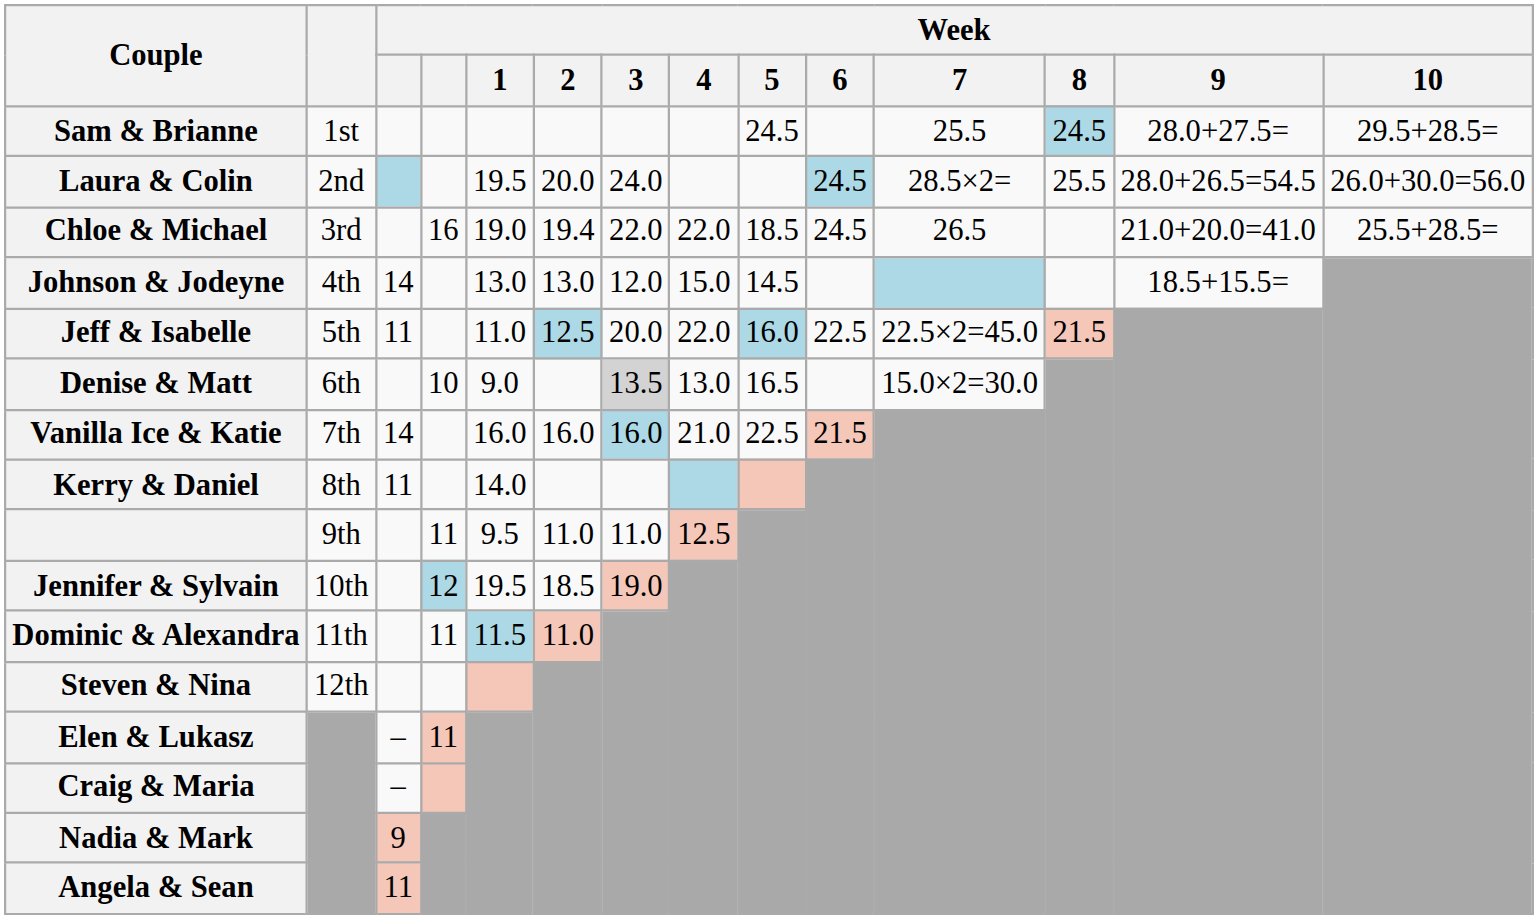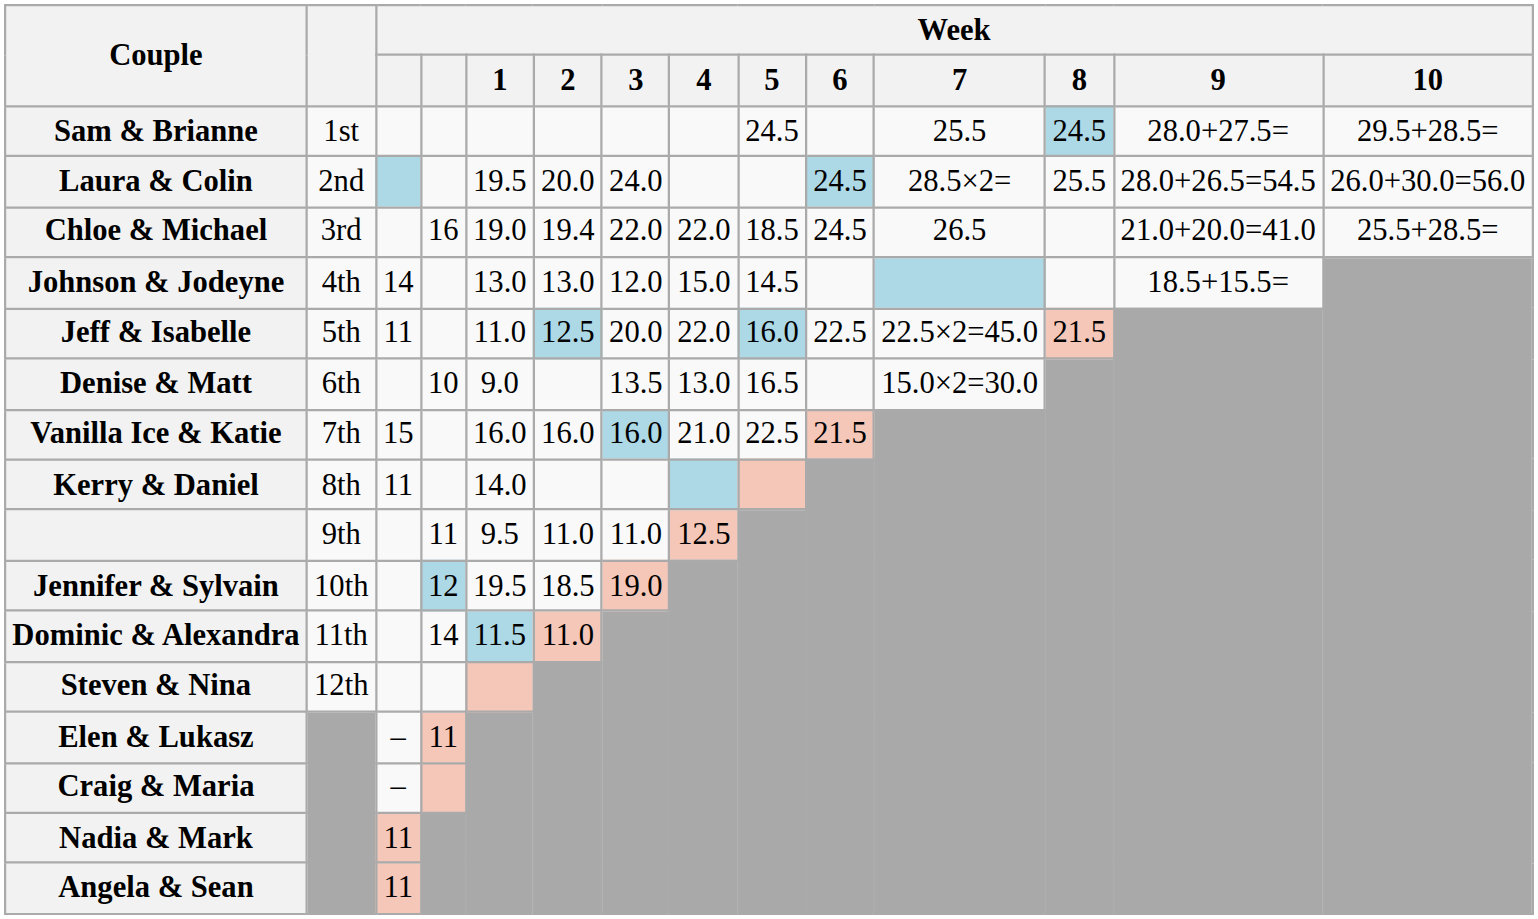(636, 382) lightgrey background -> (636, 382) no background
(398, 433) 14 -> (398, 433) 15
(443, 635) 11 -> (443, 635) 14
(398, 837) 9 -> (398, 837) 11
